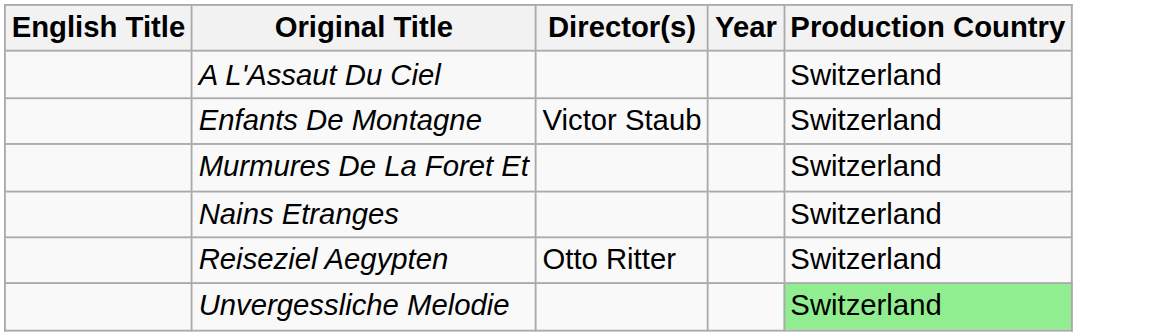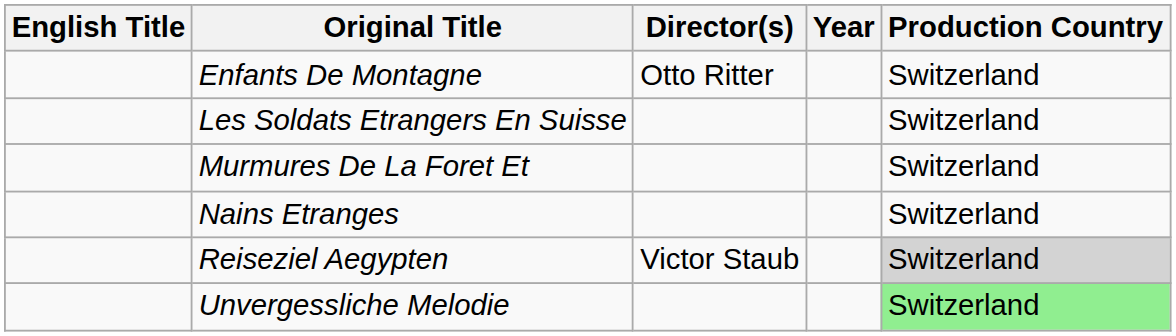- row: (320, 74)
(622, 120) Victor Staub -> (707, 74) Otto Ritter
+ row: (413, 120)
(609, 259) Otto Ritter -> (720, 259) Victor Staub
(866, 259) no background -> (964, 259) lightgrey background
